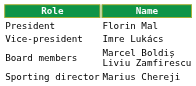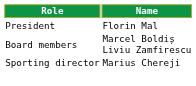- row: (44, 39)
